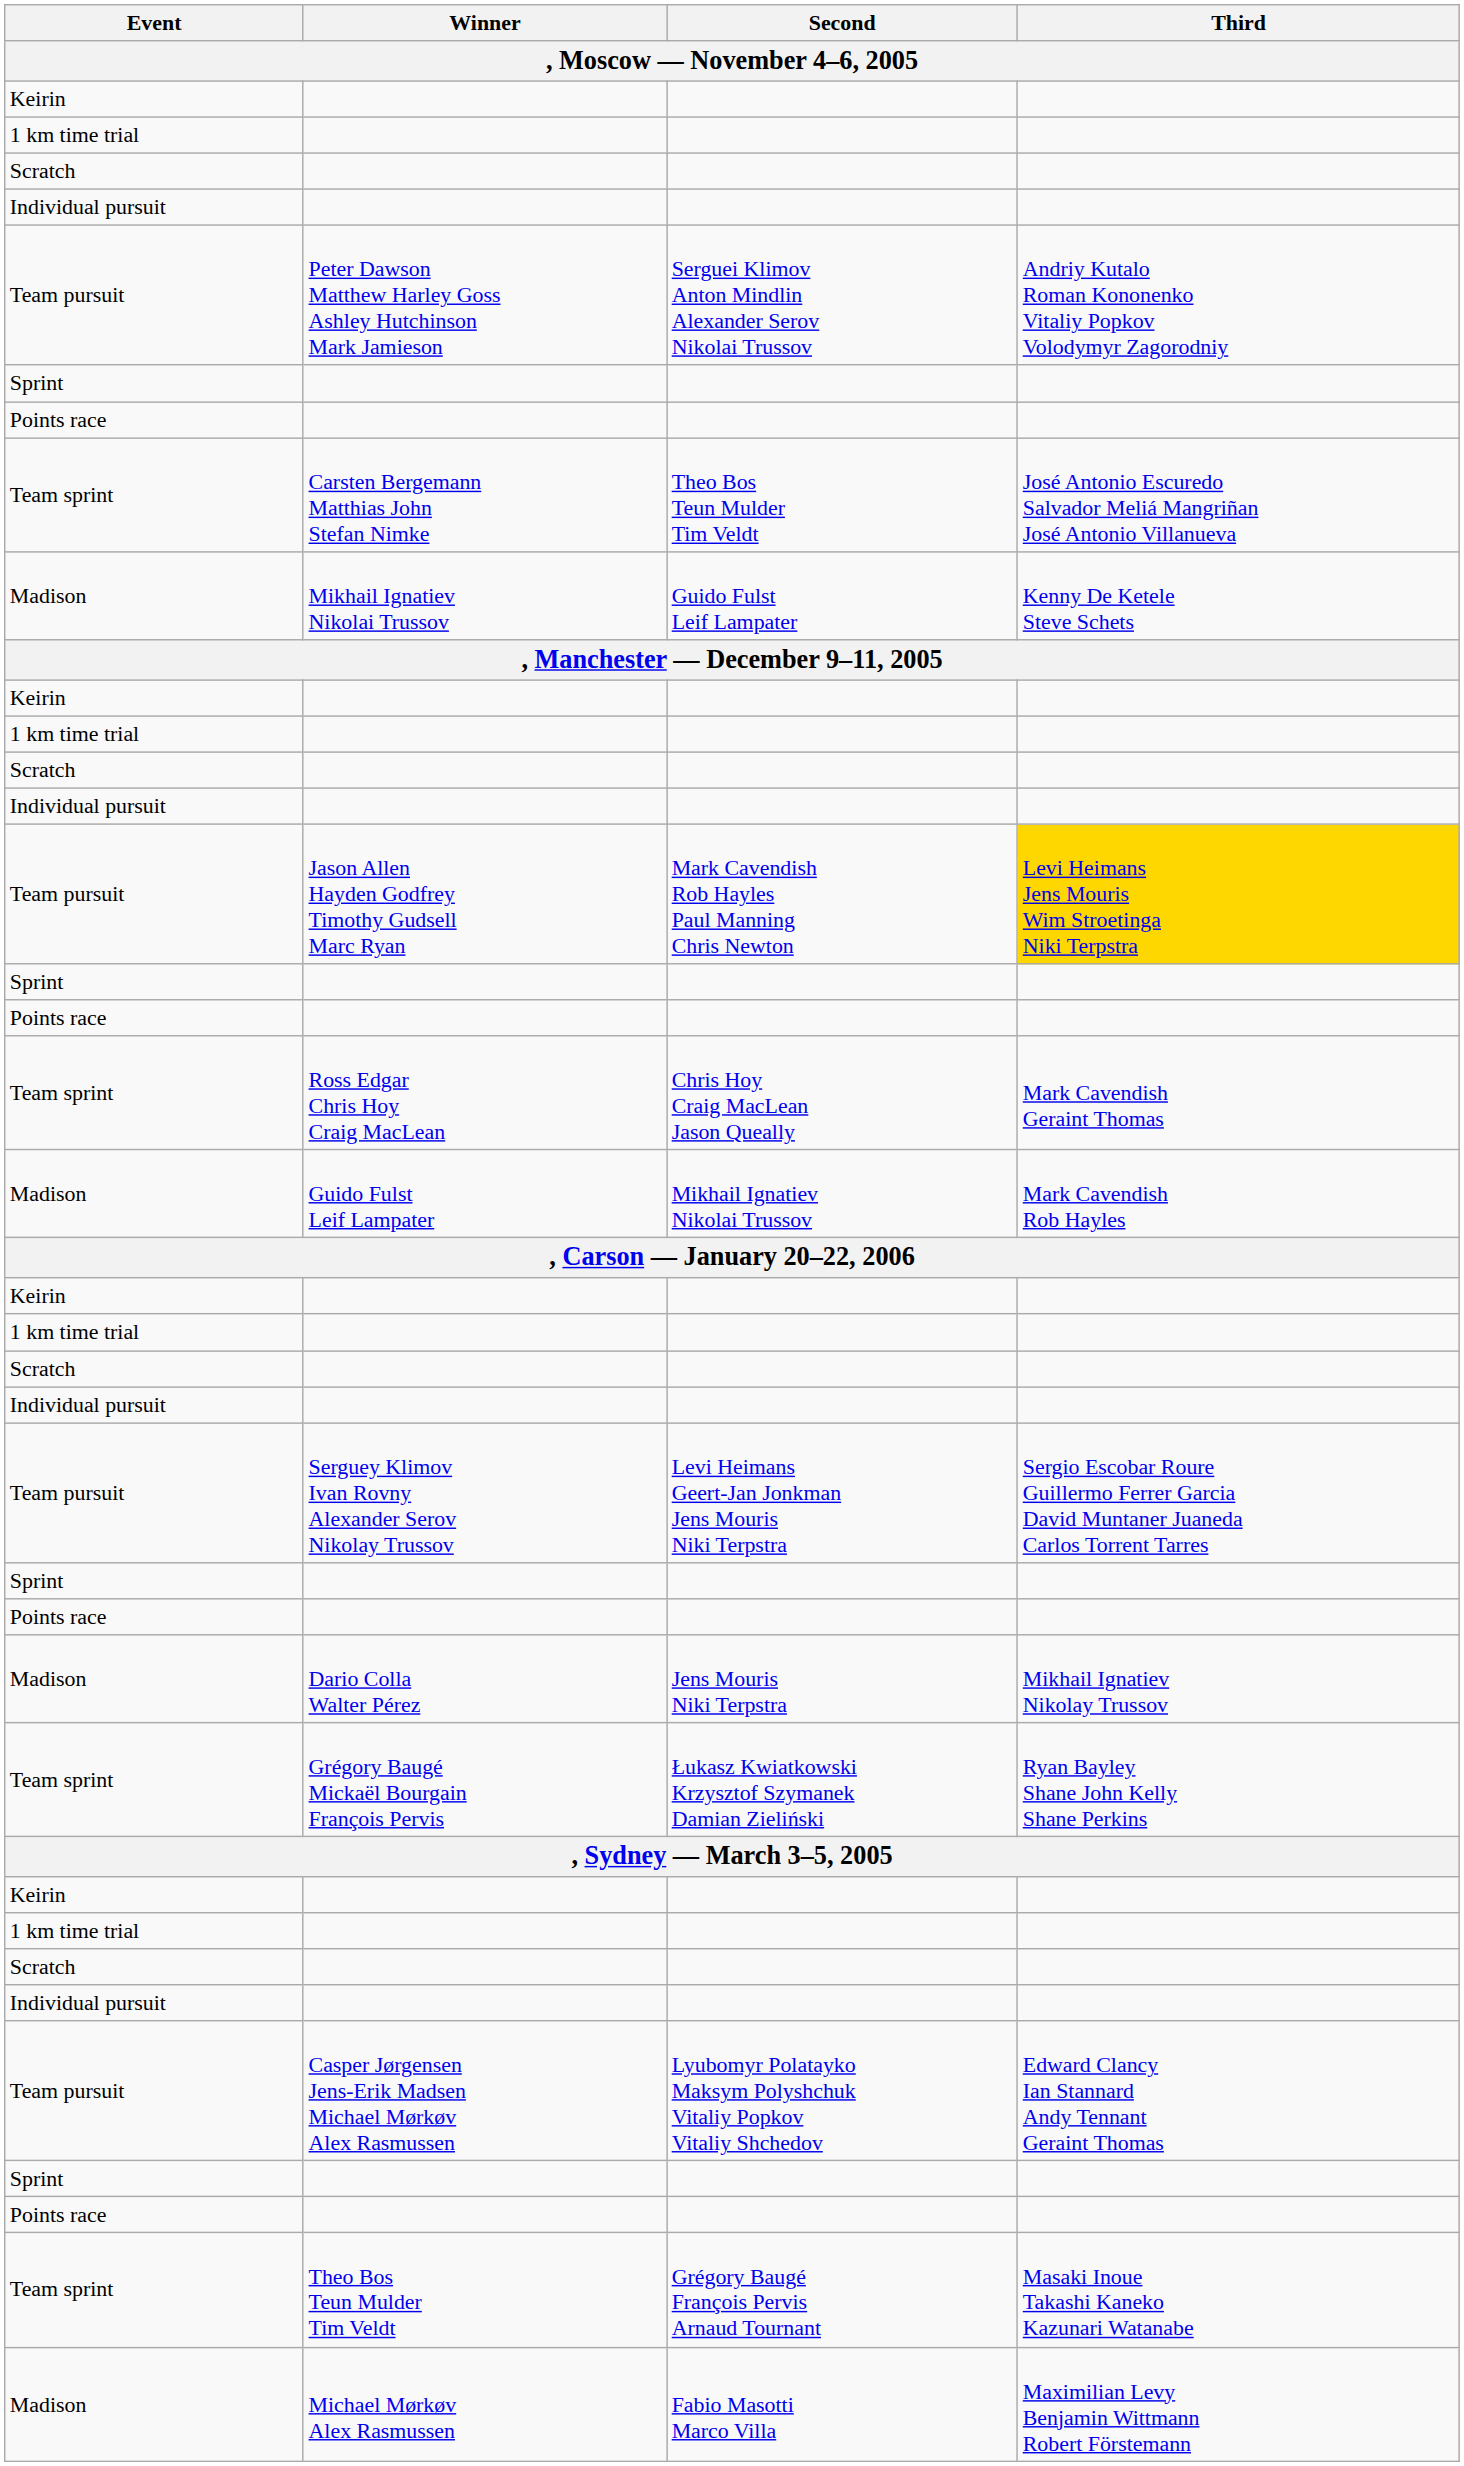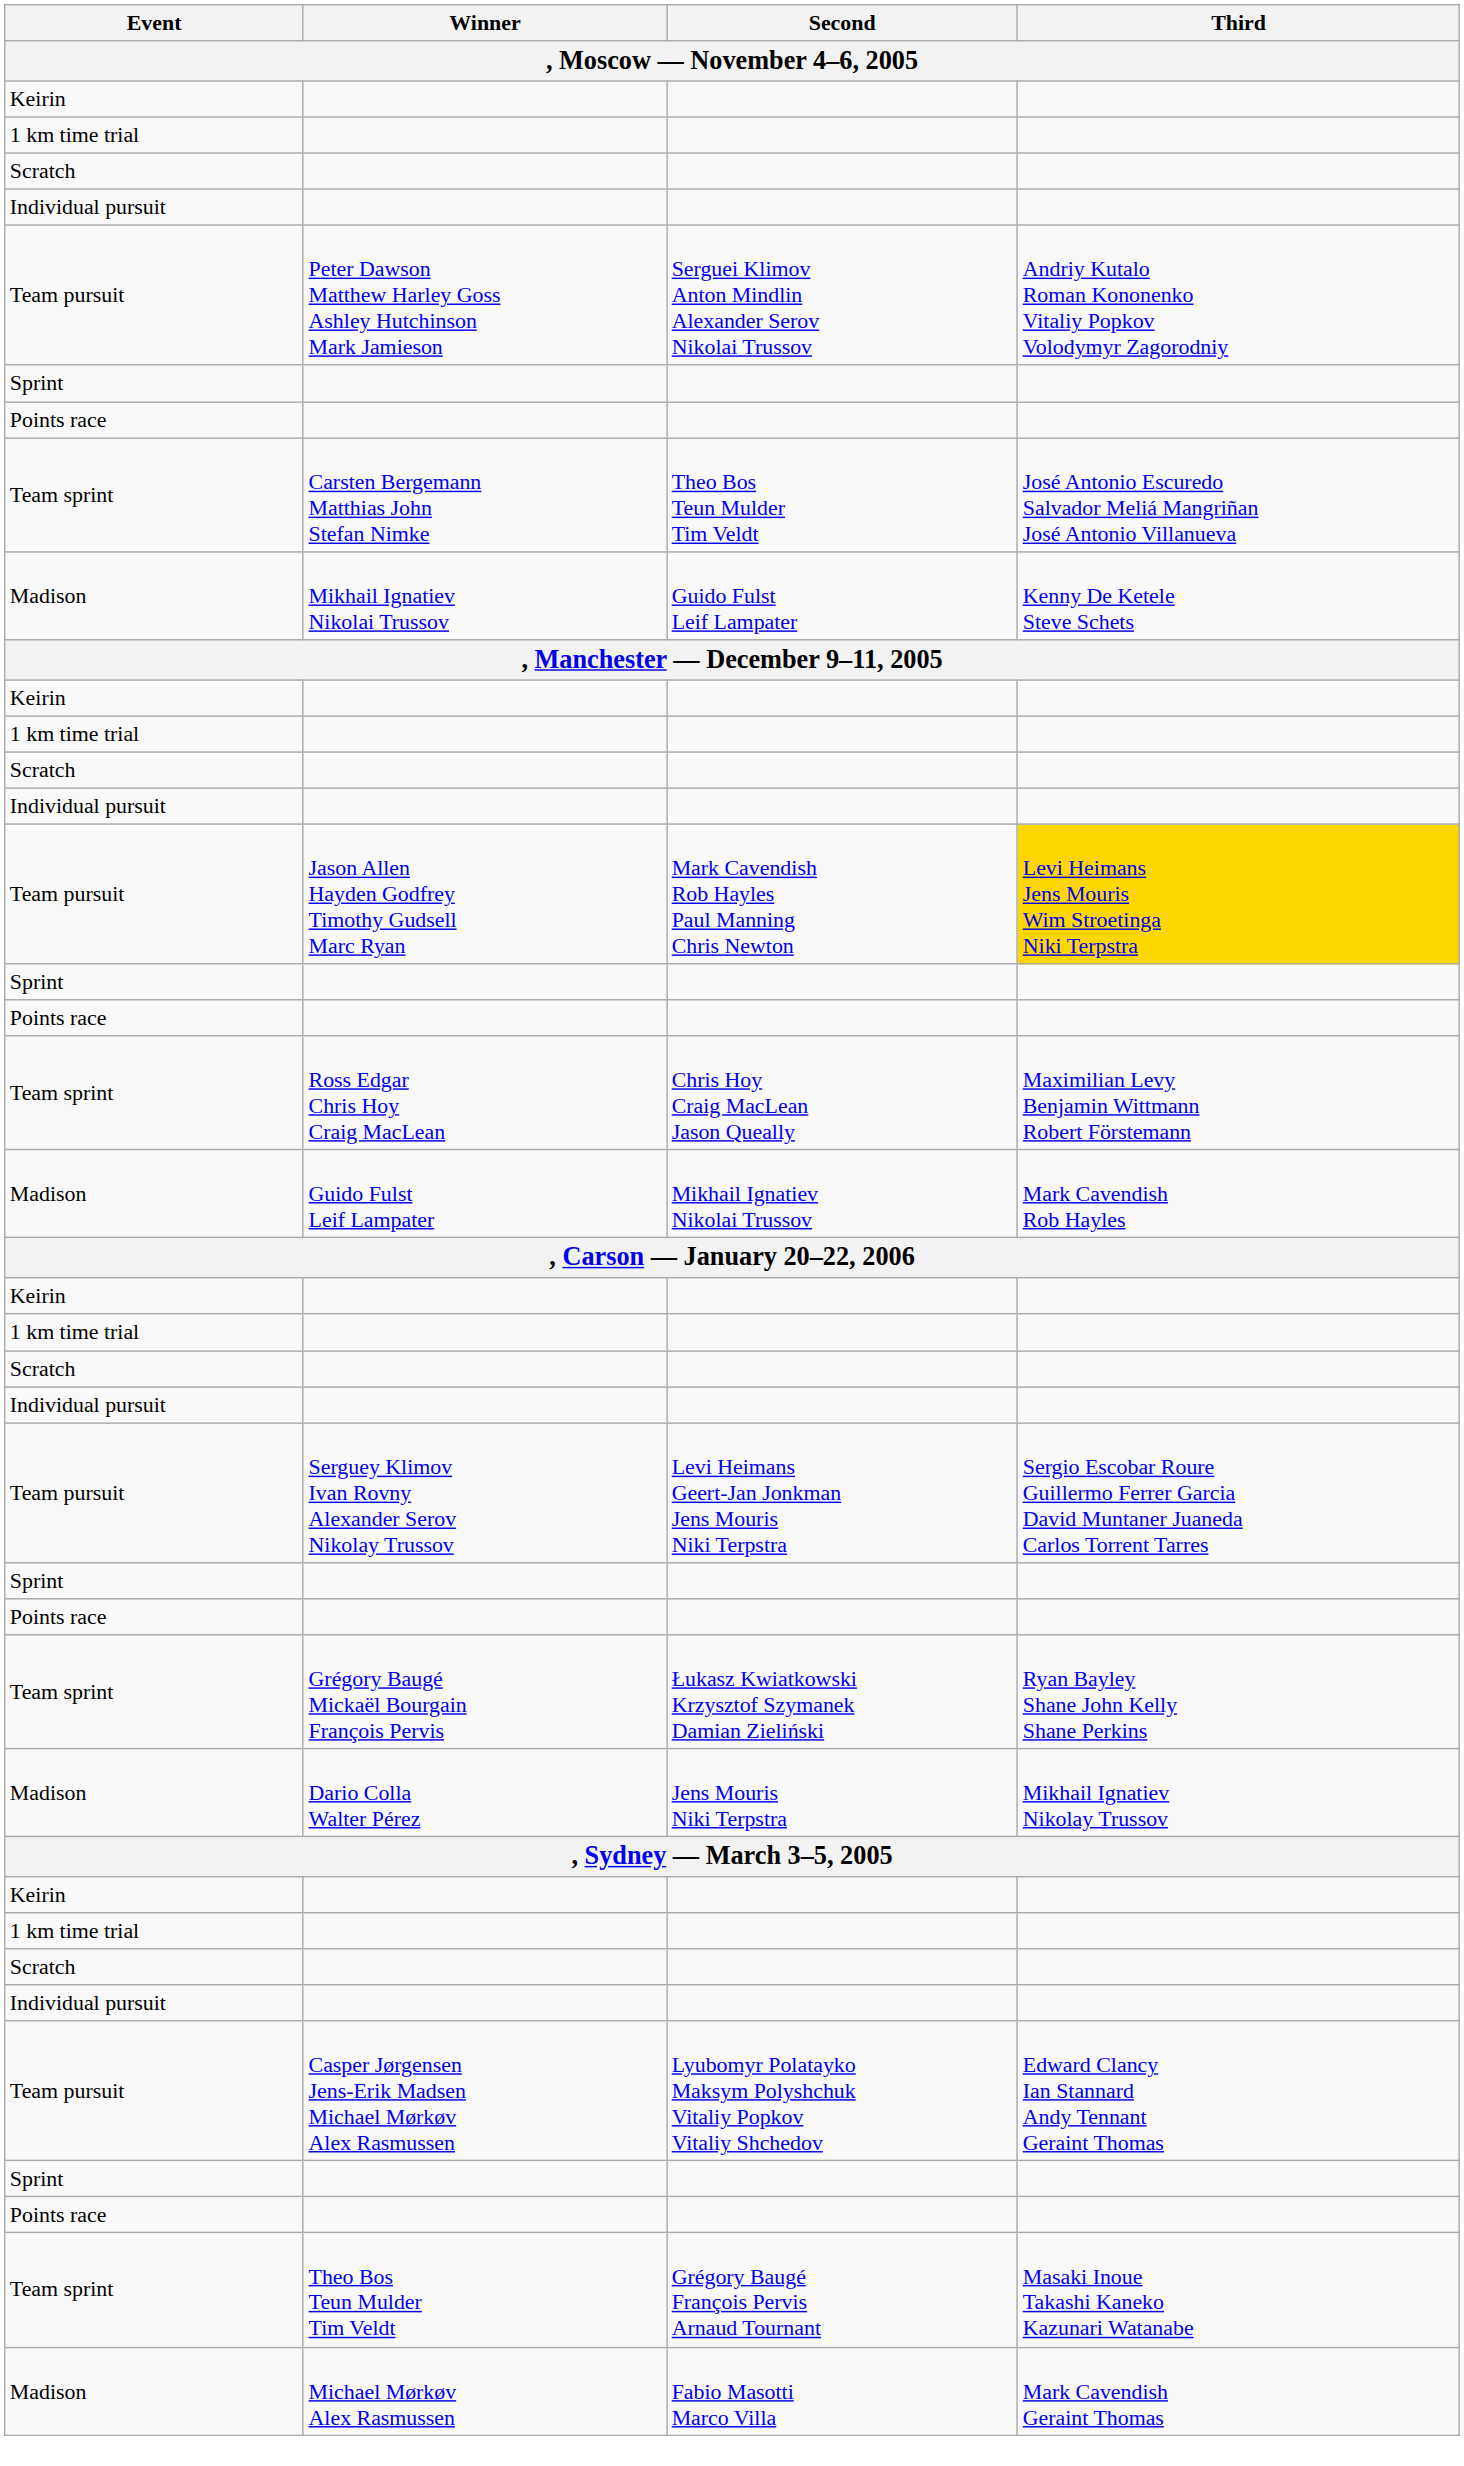(1095, 1105) Mark Cavendish Geraint Thomas -> (1111, 1105) Maximilian Levy Benjamin Wittmann Robert Förstemann
rows swapped: (62, 1779) <-> (48, 1678)
(1111, 2416) Maximilian Levy Benjamin Wittmann Robert Förstemann -> (1095, 2403) Mark Cavendish Geraint Thomas
